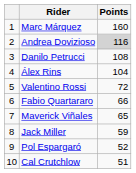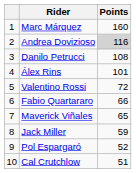(120, 72) 104 -> (120, 72) 101
